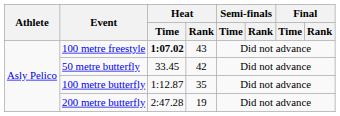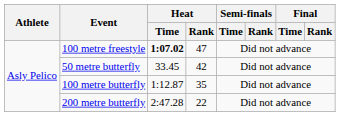(201, 49) 43 -> (201, 49) 47
(201, 102) 19 -> (201, 102) 22
